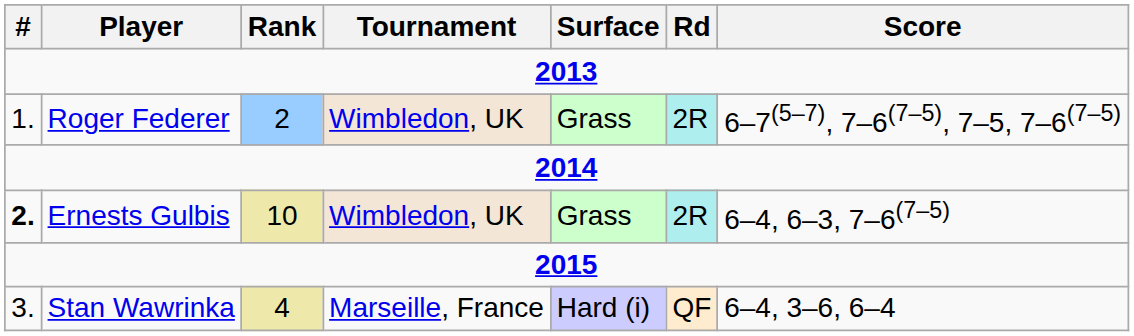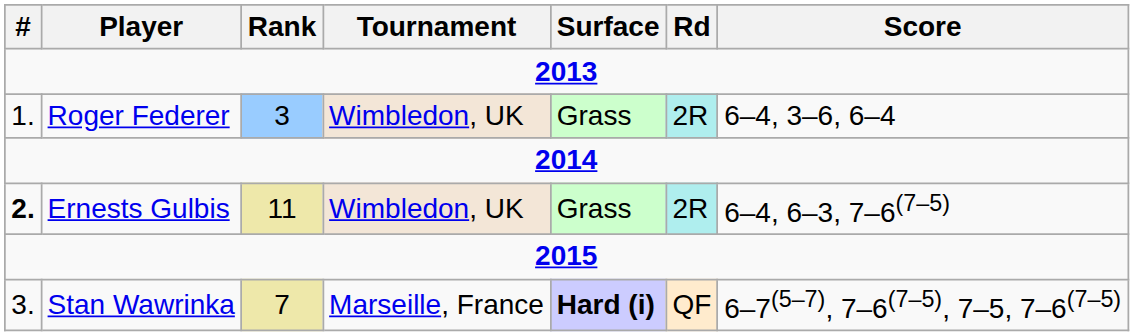(282, 119) 2 -> (282, 115) 3
(923, 119) 6–7(5–7), 7–6(7–5), 7–5, 7–6(7–5) -> (810, 115) 6–4, 3–6, 6–4
(282, 215) 10 -> (282, 208) 11
(282, 308) 4 -> (282, 304) 7
(603, 308) normal -> (606, 304) bold
(810, 308) 6–4, 3–6, 6–4 -> (923, 304) 6–7(5–7), 7–6(7–5), 7–5, 7–6(7–5)
